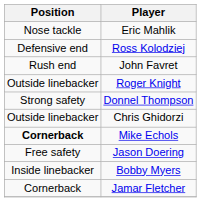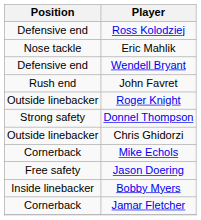rows swapped: (148, 48) <-> (148, 30)
+ row: (148, 65)
(53, 135) bold -> (53, 153) normal
